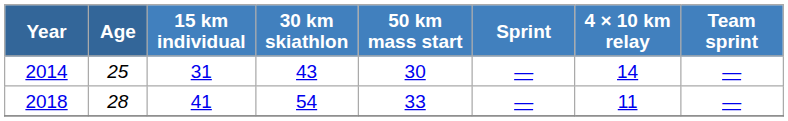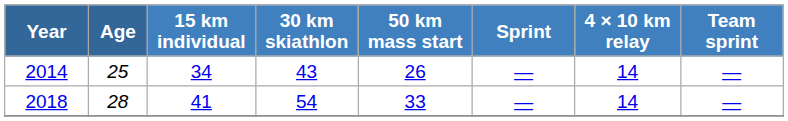(201, 71) 31 -> (201, 71) 34
(415, 71) 30 -> (415, 71) 26
(628, 101) 11 -> (628, 101) 14
